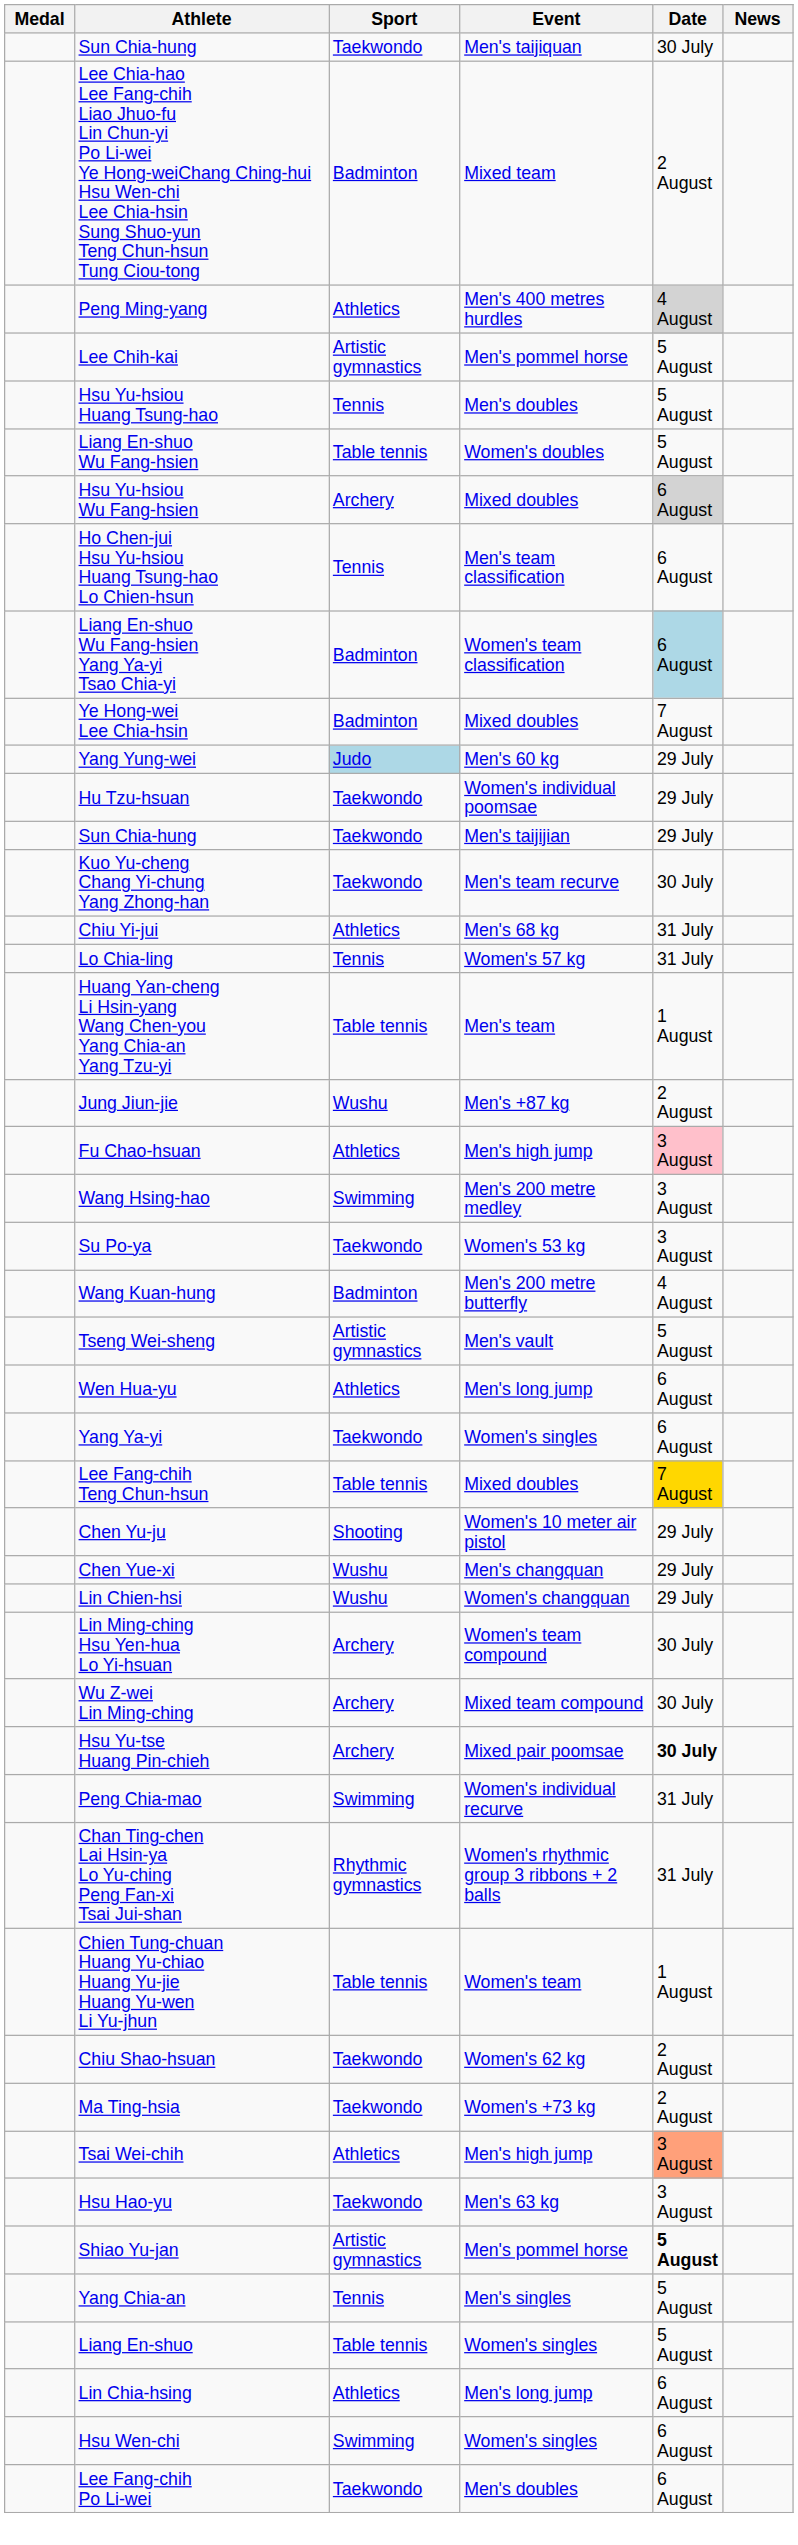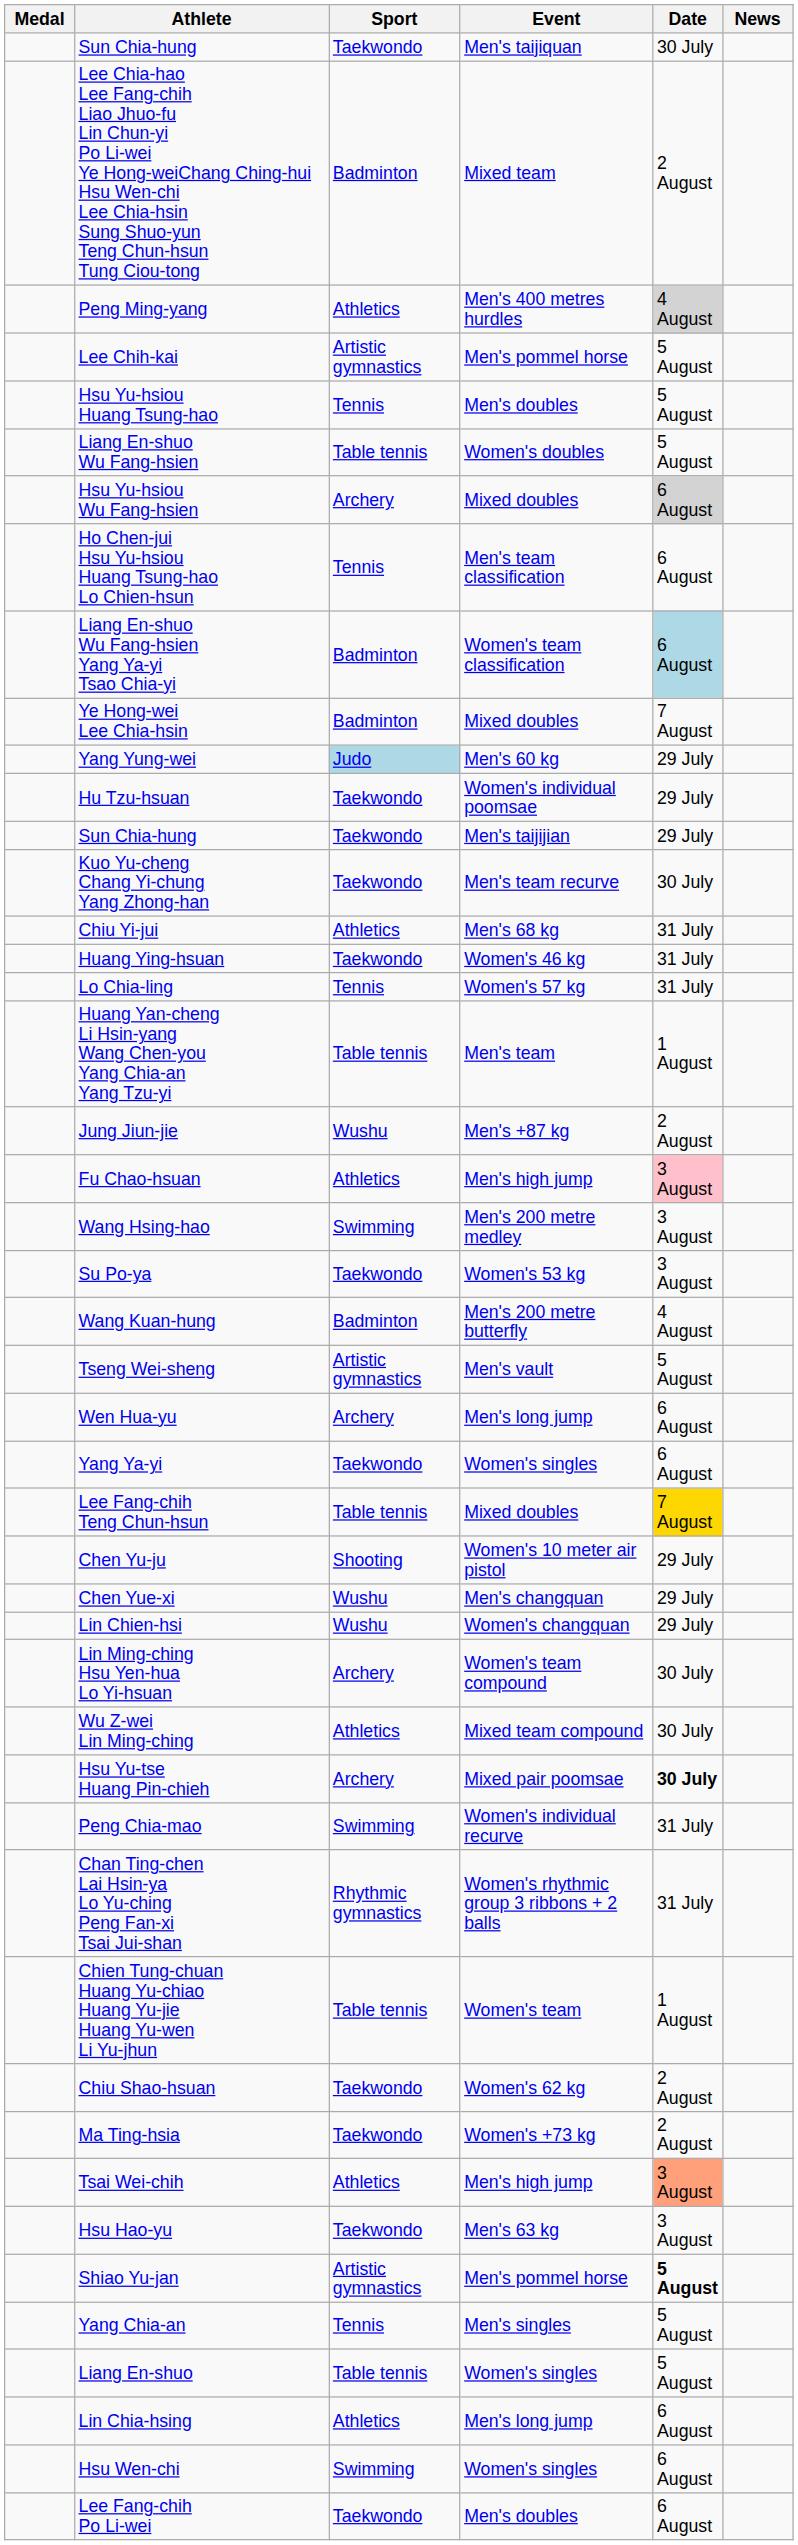+ row: (151, 959)
(366, 1389) Athletics -> (363, 1417) Archery
(363, 1703) Archery -> (366, 1731) Athletics
